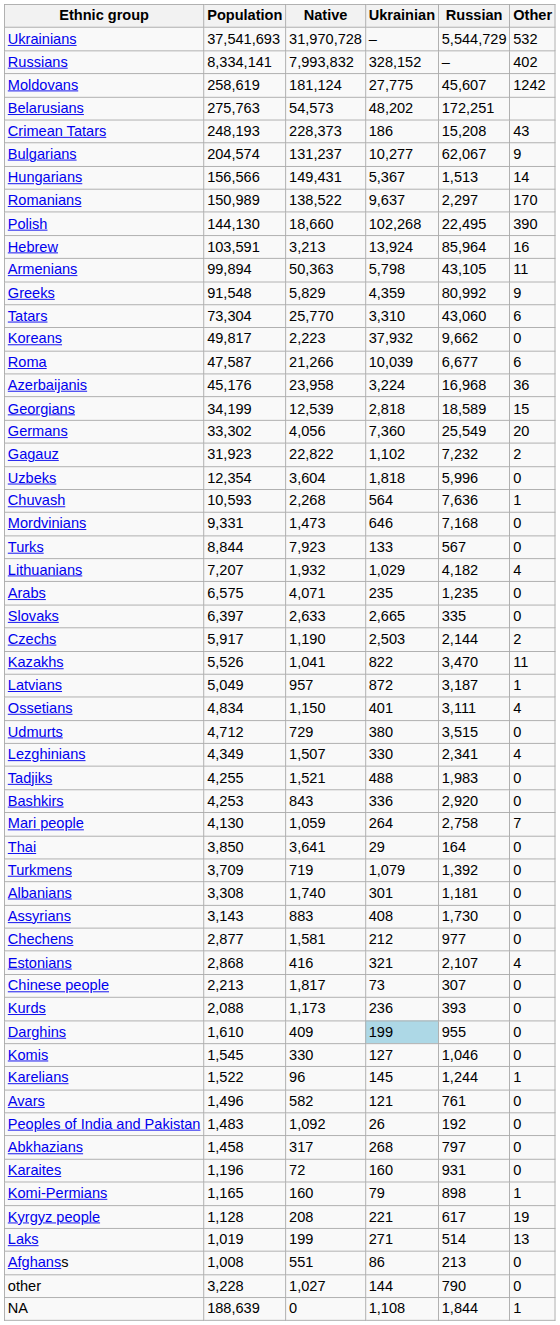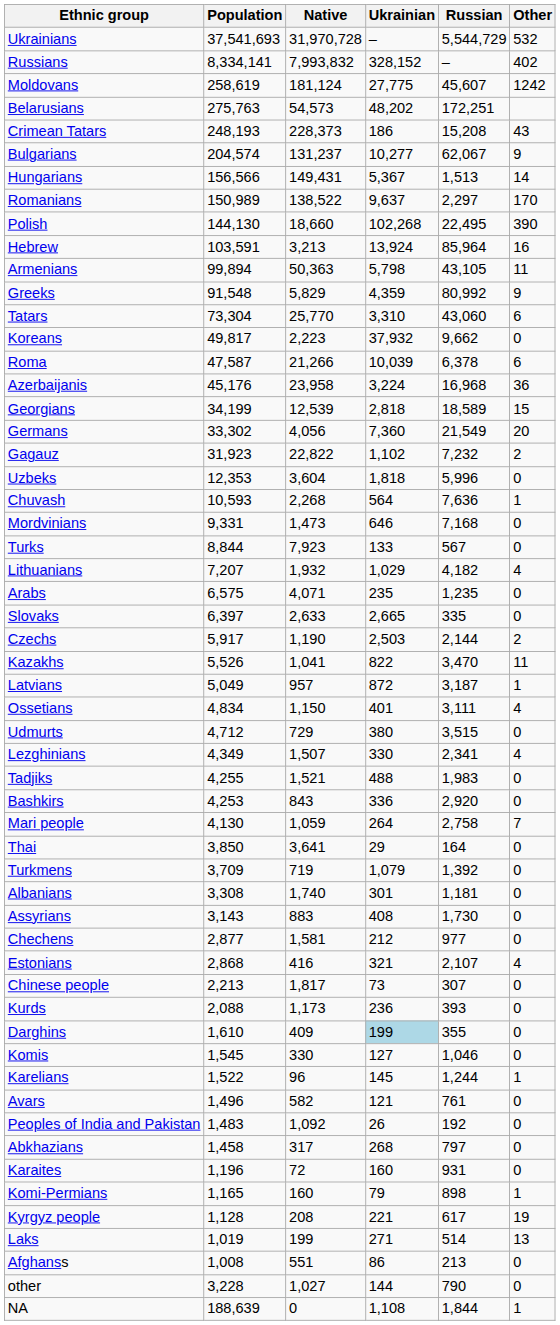(460, 362) 6,677 -> (460, 362) 6,378
(464, 431) 25,549 -> (464, 431) 21,549
(229, 477) 12,354 -> (229, 477) 12,353
(454, 1032) 955 -> (454, 1032) 355
